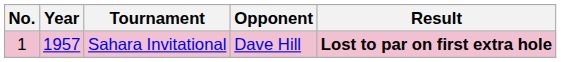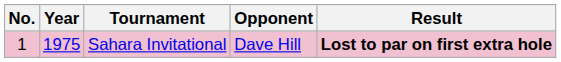(62, 44) 1957 -> (62, 44) 1975
